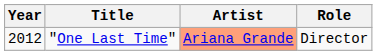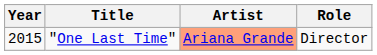(25, 39) 2012 -> (25, 39) 2015
